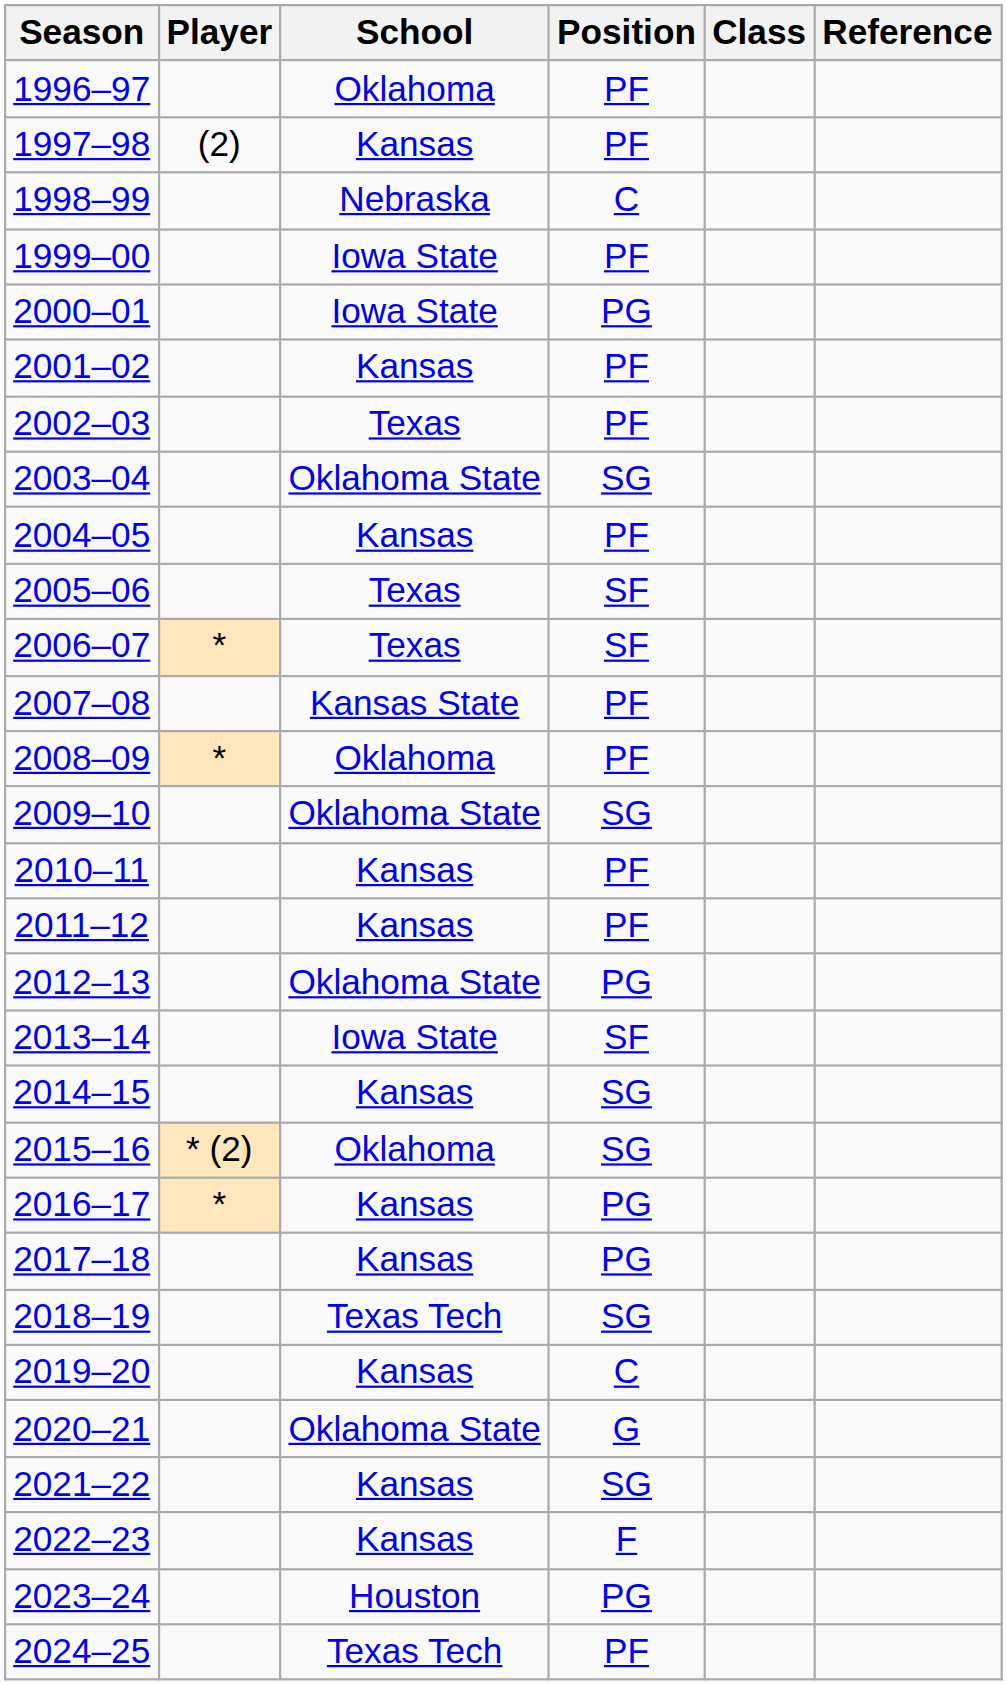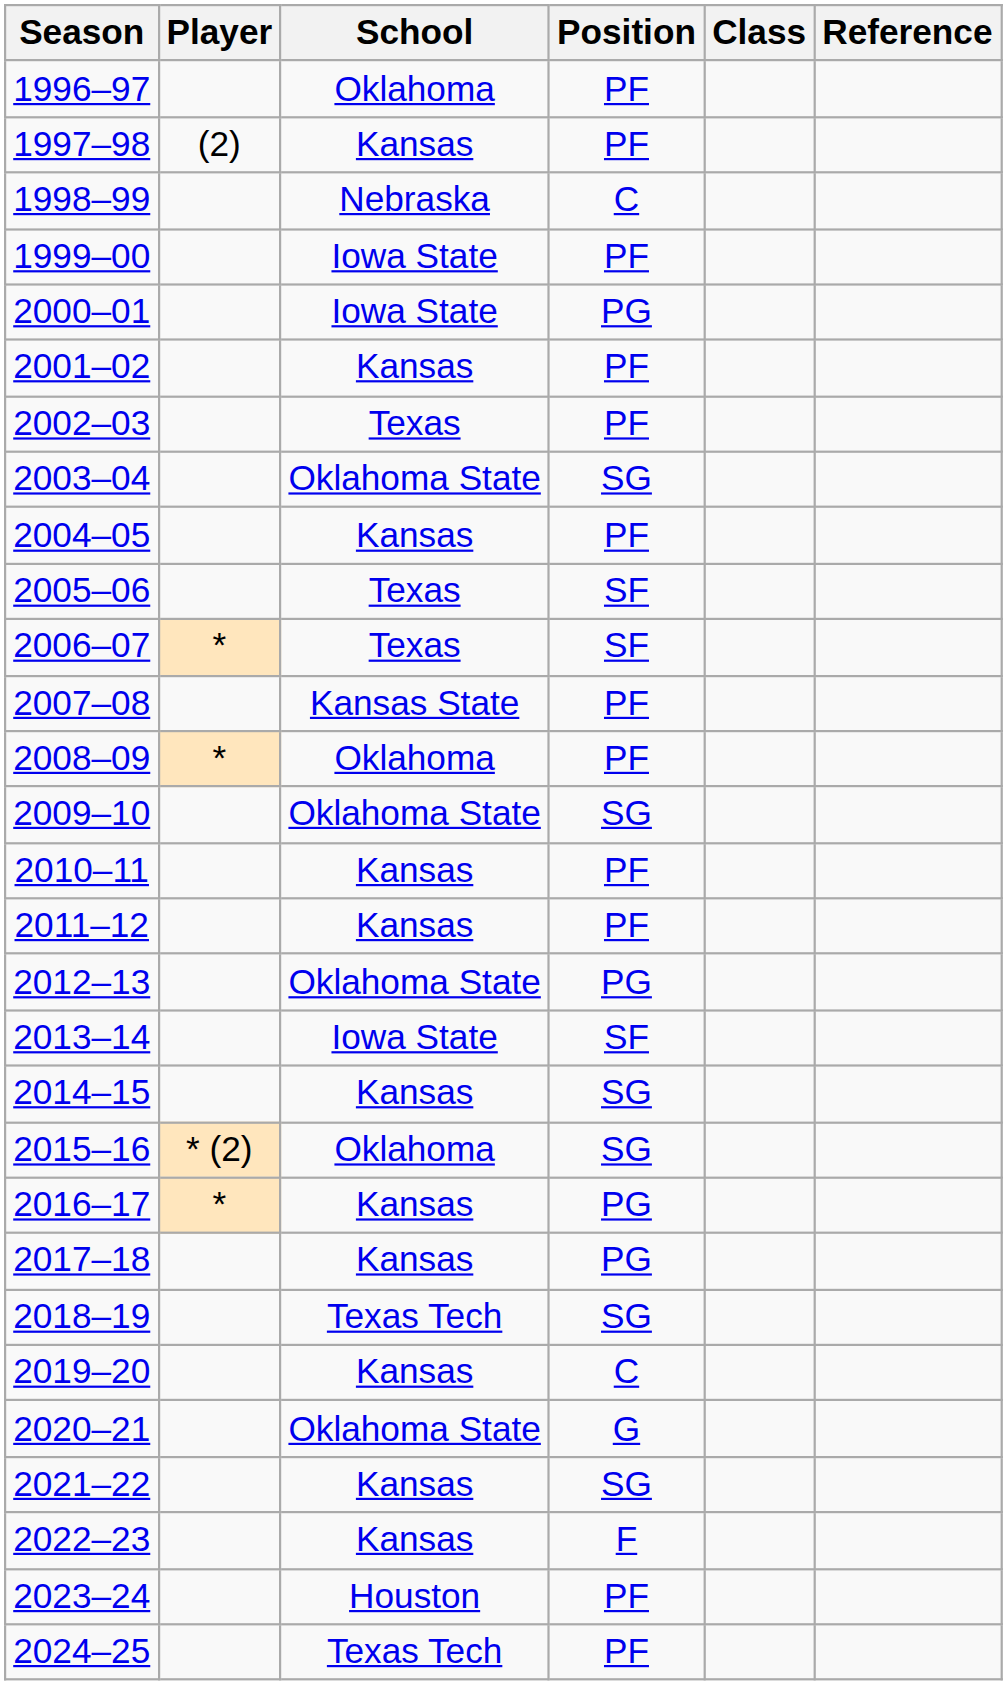(626, 1595) PG -> (626, 1595) PF
